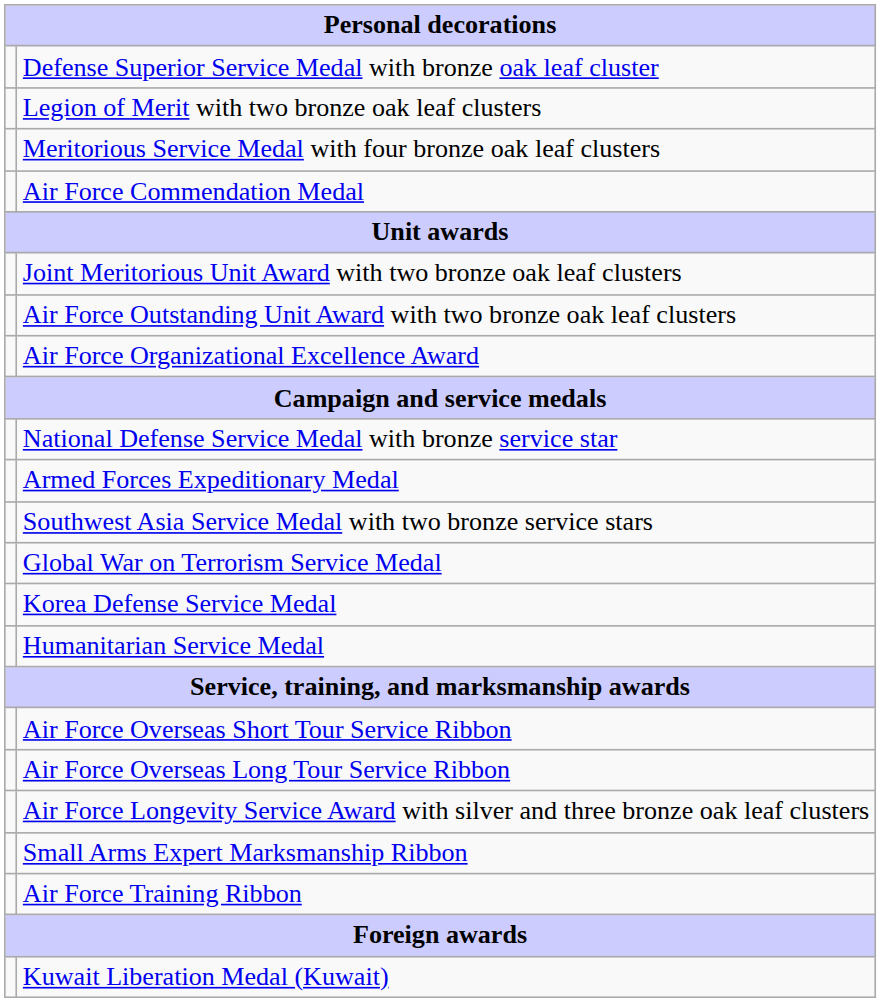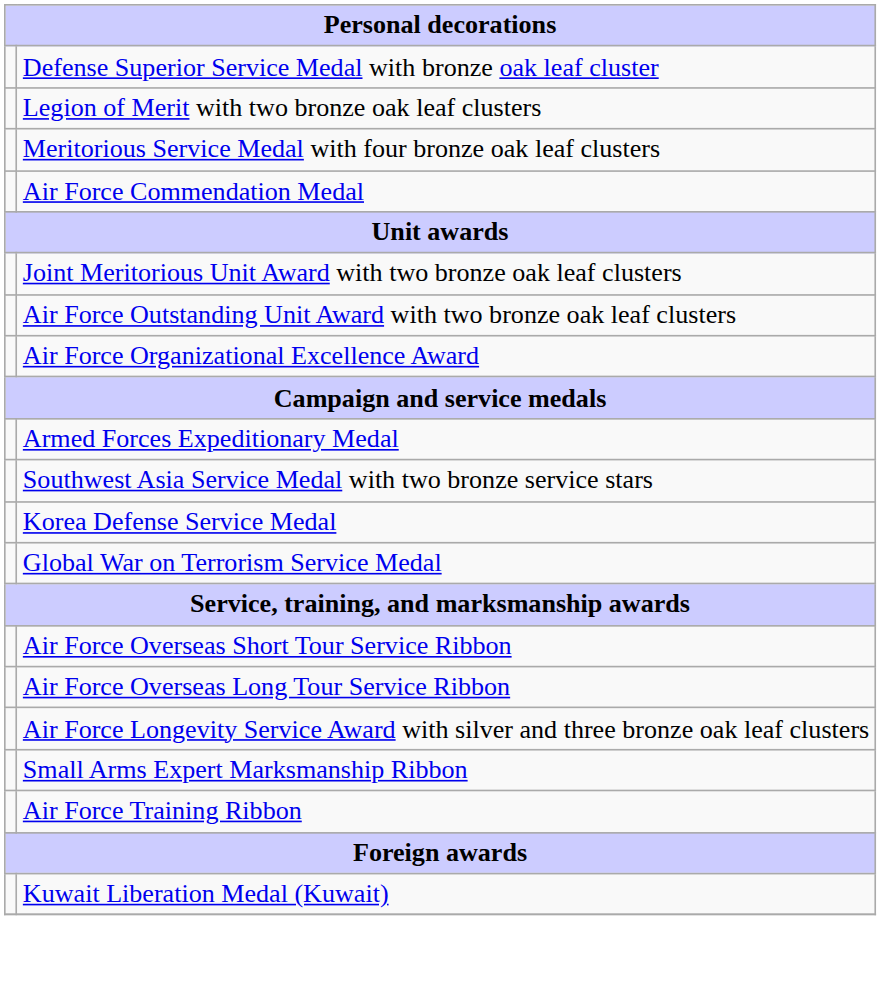- row: (320, 438)
rows swapped: (232, 562) <-> (180, 604)
- row: (173, 645)
